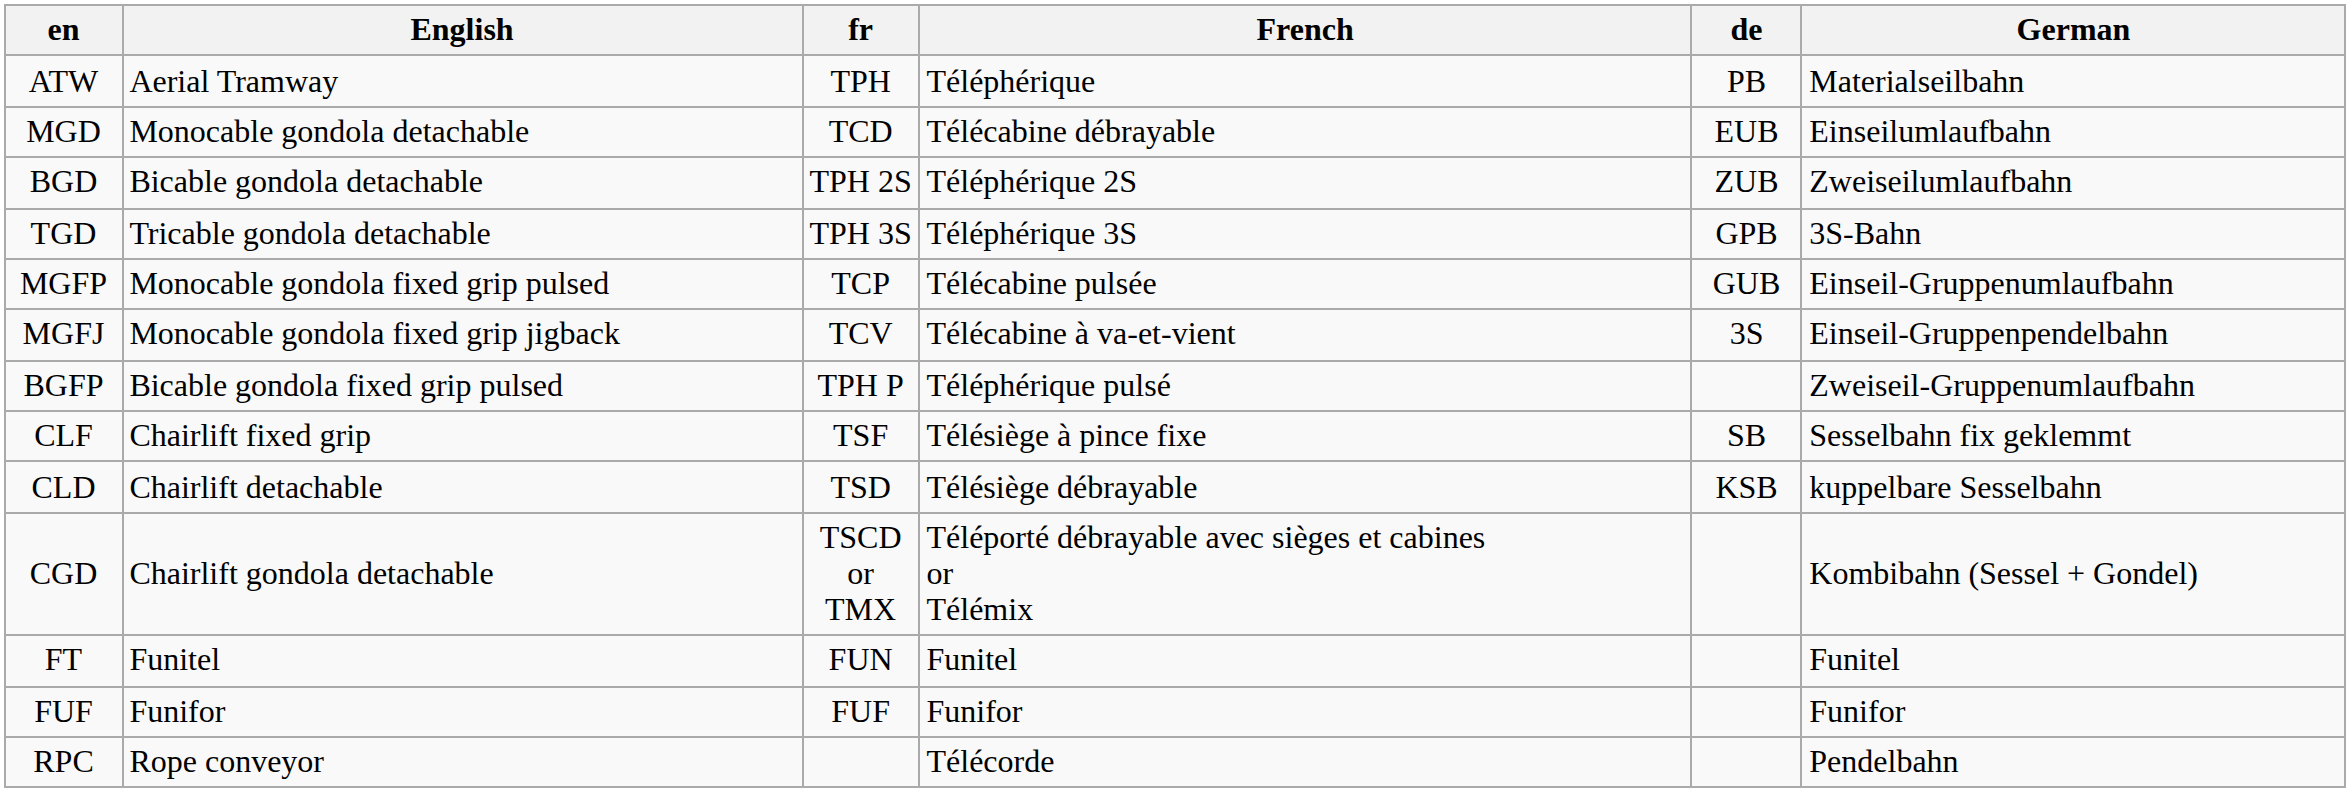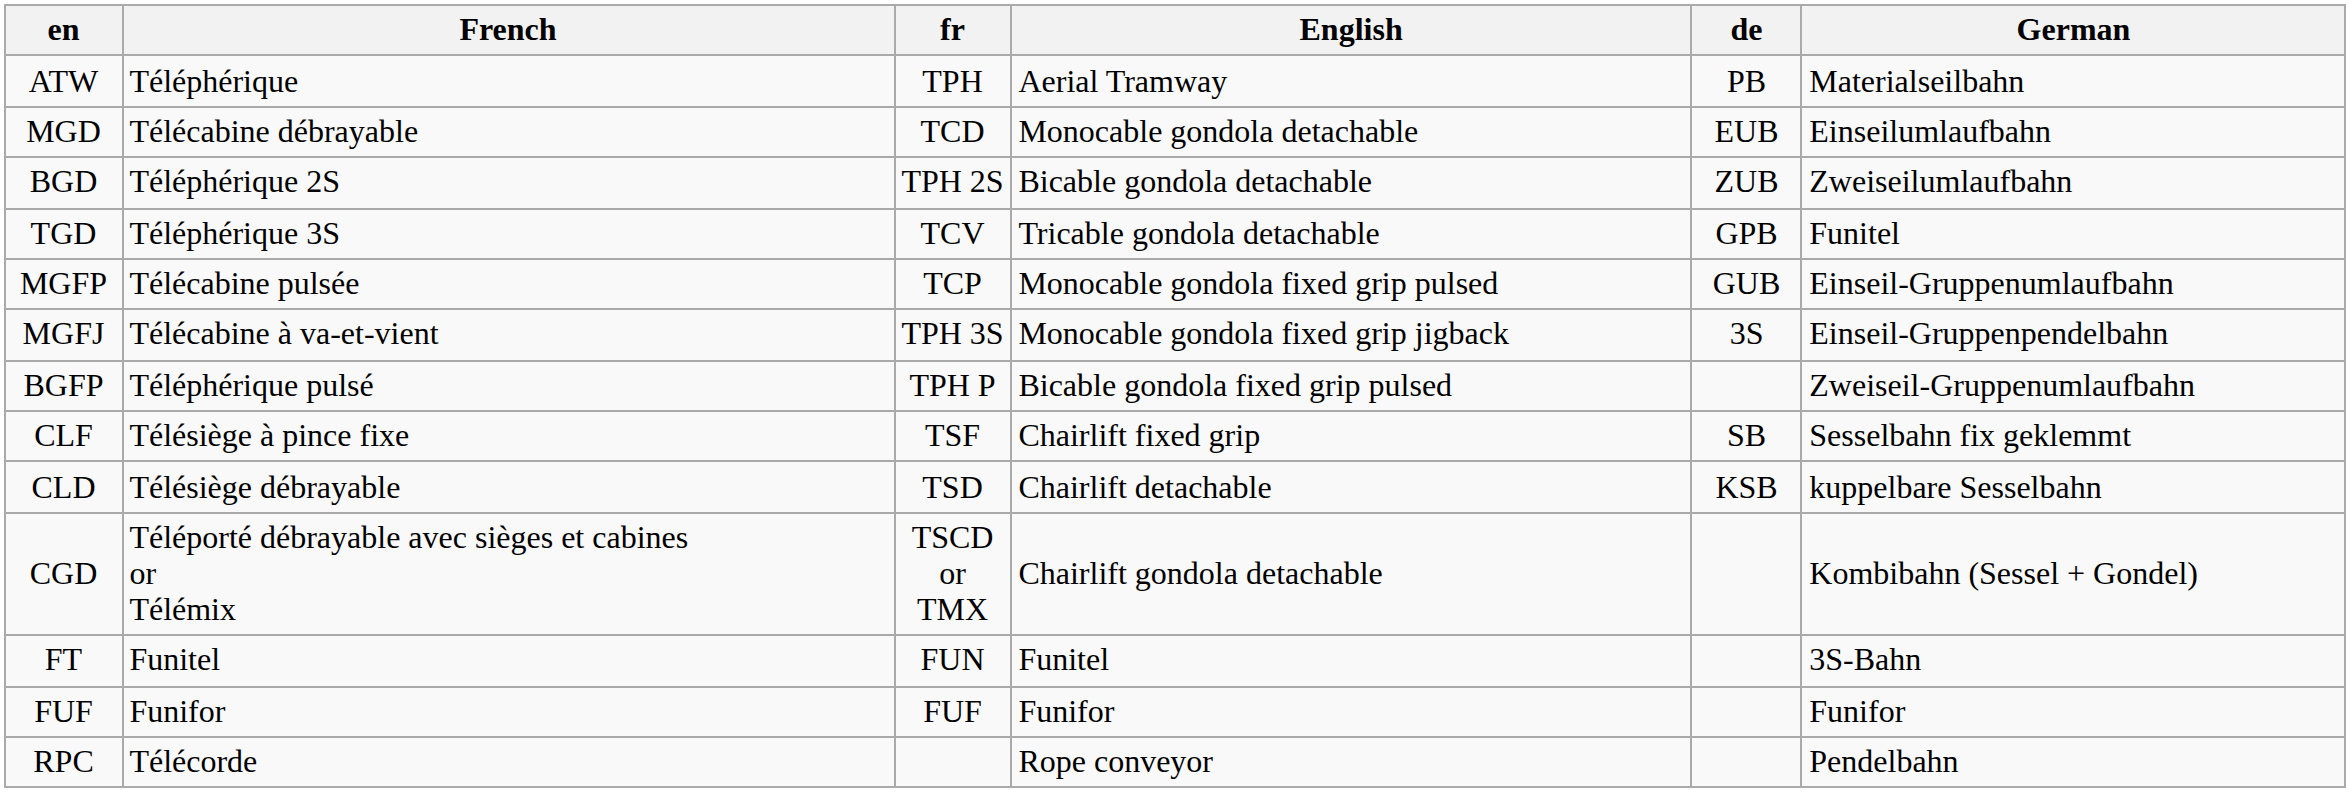columns swapped: (462, 29) <-> (1305, 29)
(861, 232) TPH 3S -> (953, 232) TCV
(1865, 232) 3S-Bahn -> (1855, 232) Funitel
(861, 334) TCV -> (953, 334) TPH 3S
(1855, 660) Funitel -> (1865, 660) 3S-Bahn
